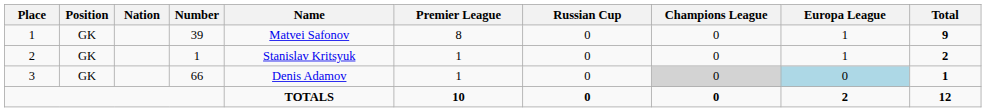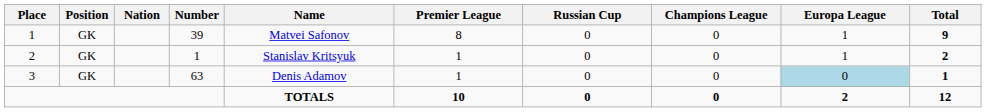(197, 76) 66 -> (197, 76) 63
(716, 76) lightgrey background -> (716, 76) no background
